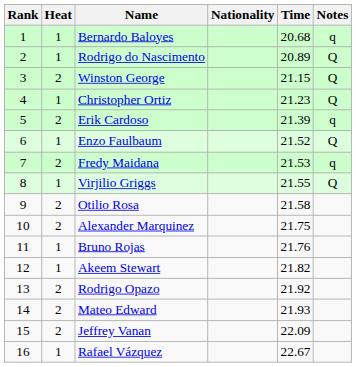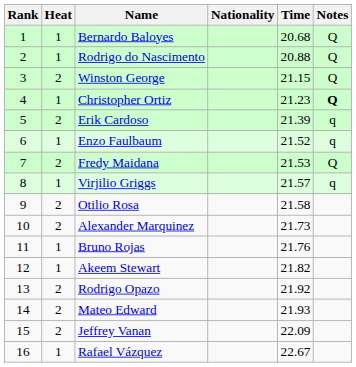(332, 36) q -> (332, 36) Q
(296, 57) 20.89 -> (296, 57) 20.88
(332, 99) normal -> (332, 99) bold
(332, 141) Q -> (332, 141) q
(332, 162) q -> (332, 162) Q
(296, 183) 21.55 -> (296, 183) 21.57
(332, 183) Q -> (332, 183) q
(296, 225) 21.75 -> (296, 225) 21.73
